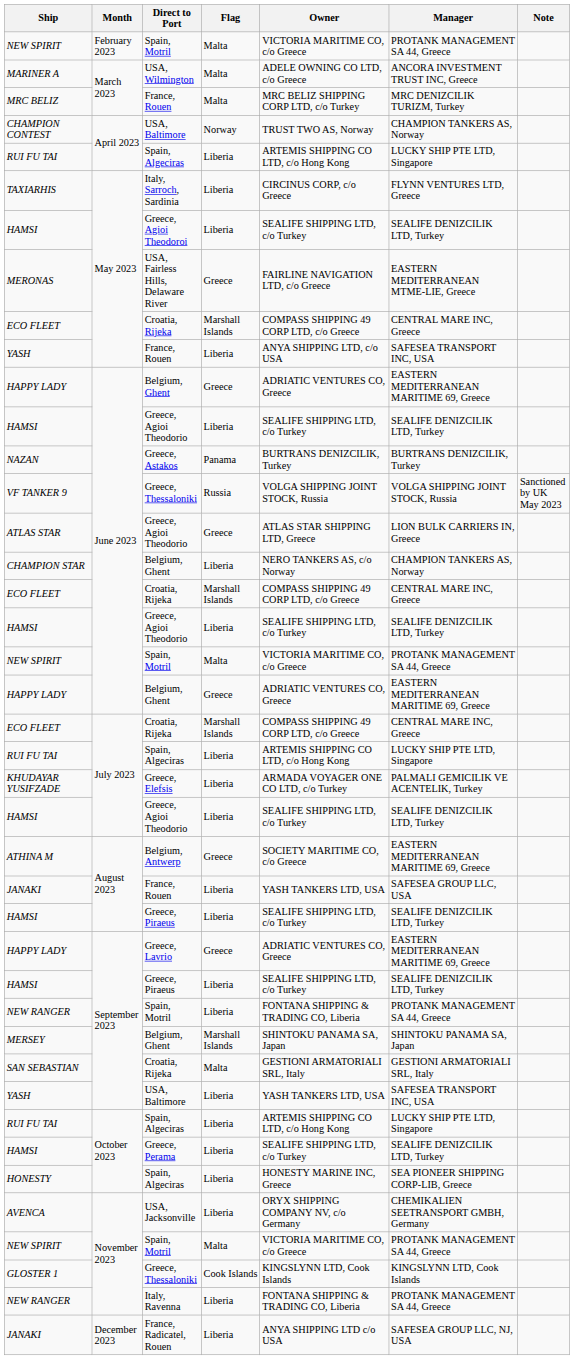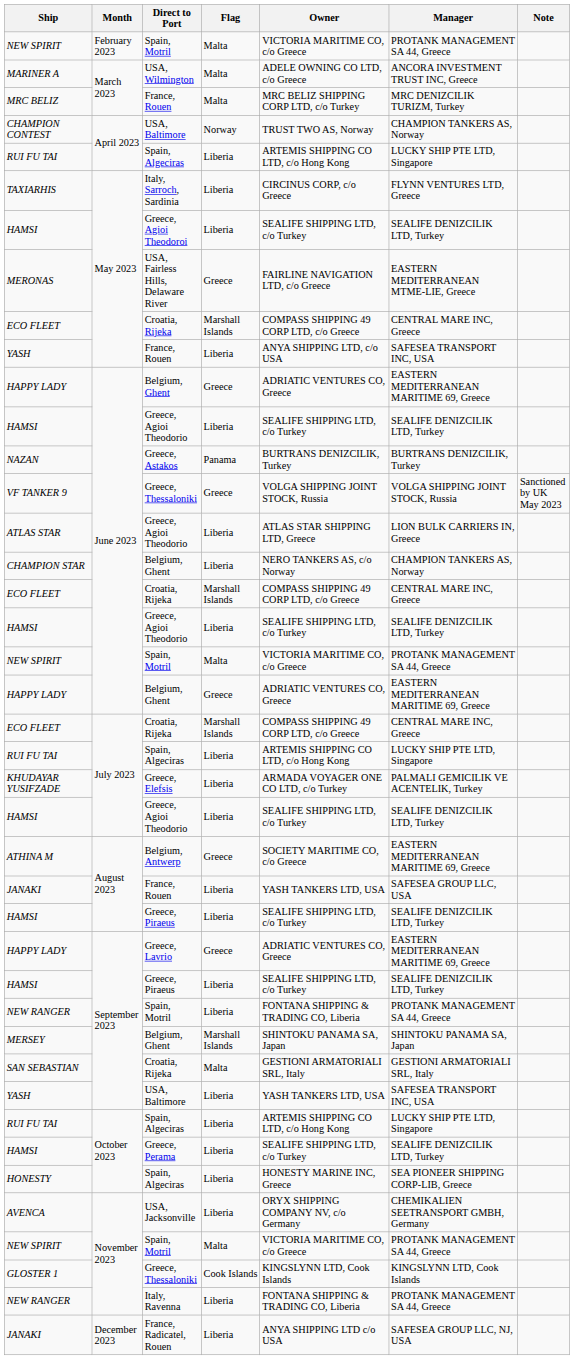(217, 493) Russia -> (218, 493) Greece
(218, 532) Greece -> (218, 532) Liberia
